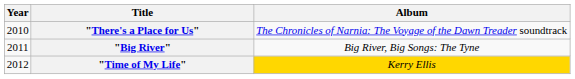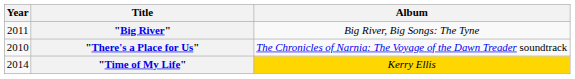rows swapped: (142, 30) <-> (142, 47)
(18, 64) 2012 -> (18, 64) 2014
